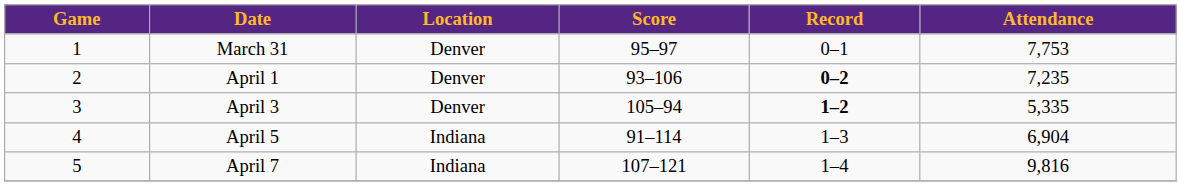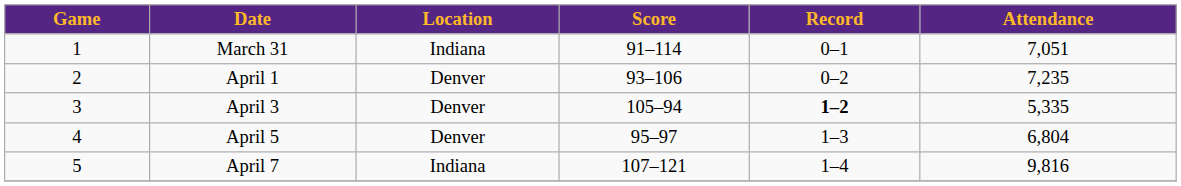(458, 48) Denver -> (458, 48) Indiana
(654, 48) 95–97 -> (654, 48) 91–114
(1048, 48) 7,753 -> (1048, 48) 7,051
(835, 78) bold -> (835, 78) normal
(458, 136) Indiana -> (458, 136) Denver
(654, 136) 91–114 -> (654, 136) 95–97
(1048, 136) 6,904 -> (1048, 136) 6,804
